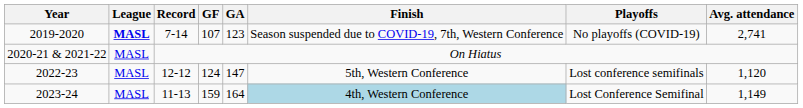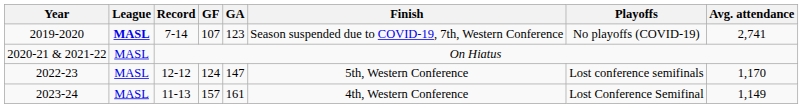(752, 73) 1,120 -> (752, 73) 1,170
(211, 93) 159 -> (211, 93) 157
(235, 93) 164 -> (235, 93) 161
(407, 93) lightblue background -> (407, 93) no background
